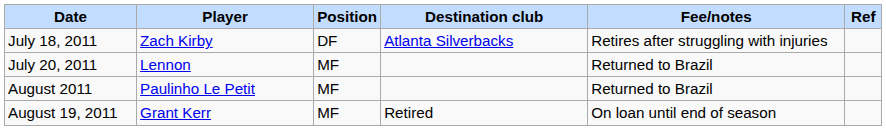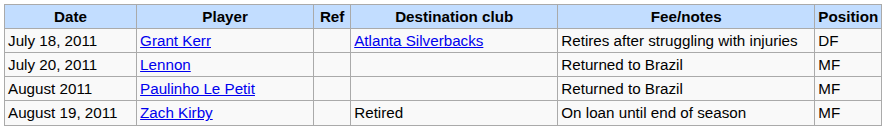columns swapped: (347, 17) <-> (863, 17)
(176, 41) Zach Kirby -> (176, 41) Grant Kerr
(176, 113) Grant Kerr -> (176, 113) Zach Kirby
